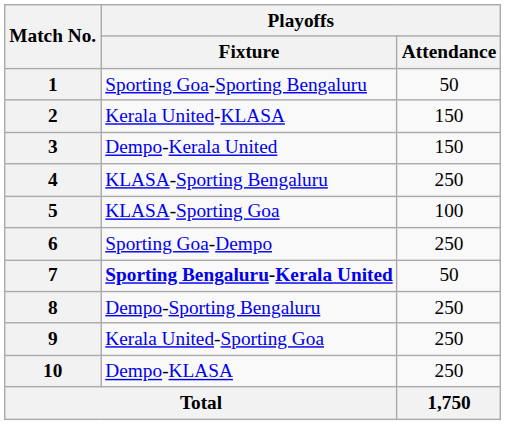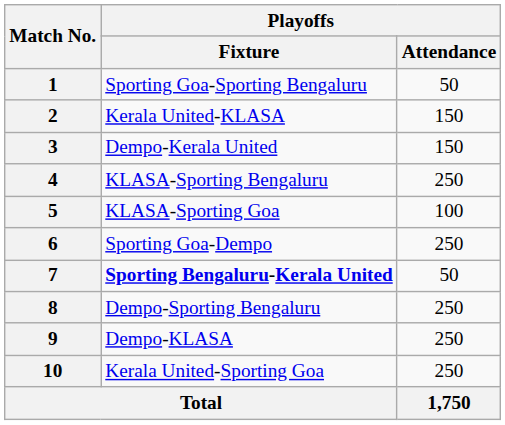(215, 338) Kerala United-Sporting Goa -> (169, 338) Dempo-KLASA
(169, 370) Dempo-KLASA -> (215, 370) Kerala United-Sporting Goa
